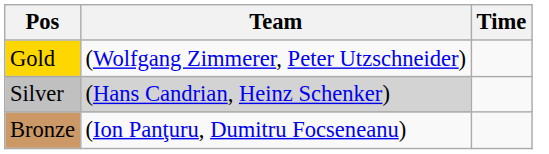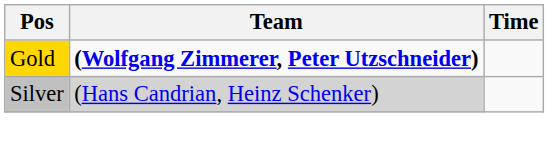(276, 58) normal -> (276, 58) bold
- row: (42, 129)
